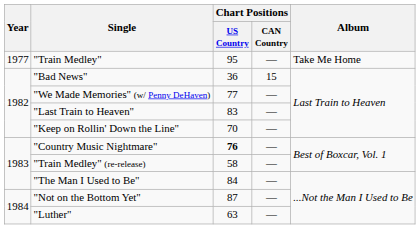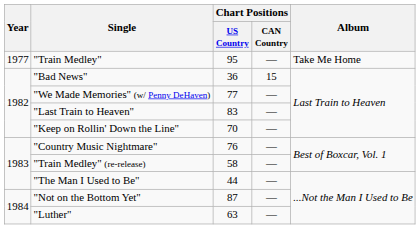(232, 146) bold -> (232, 146) normal
(232, 180) 84 -> (232, 180) 44
